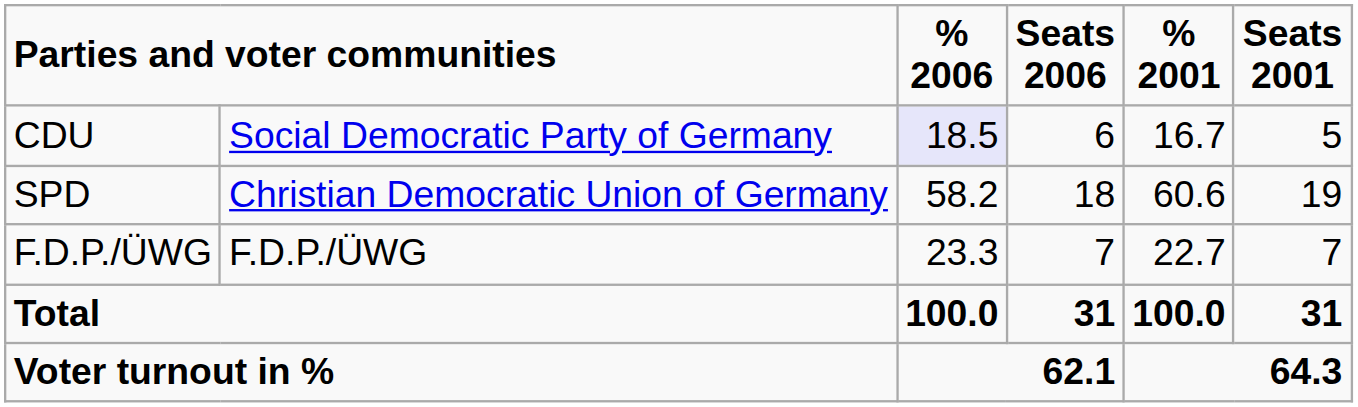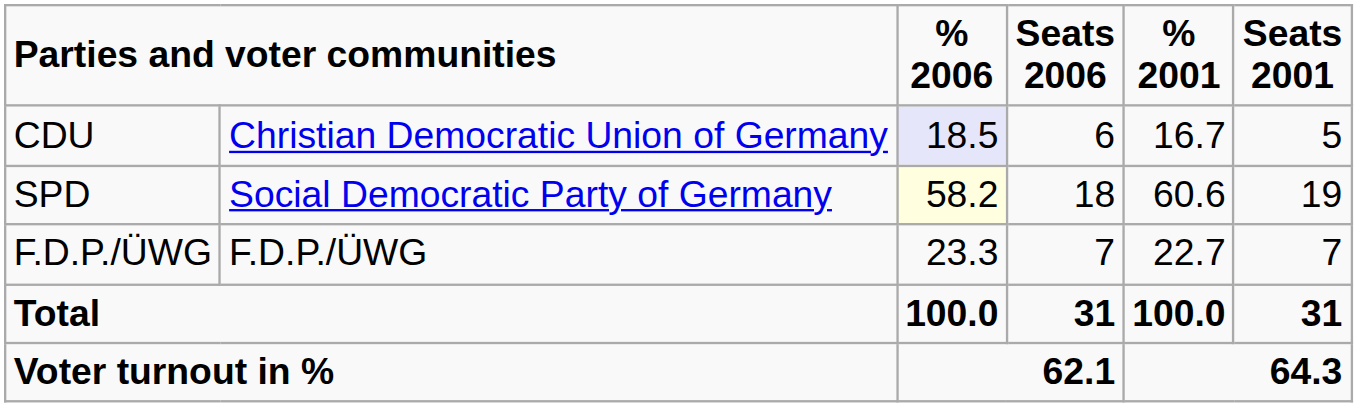(531, 135) Social Democratic Party of Germany -> (559, 135) Christian Democratic Union of Germany
(559, 194) Christian Democratic Union of Germany -> (531, 194) Social Democratic Party of Germany
(962, 194) no background -> (962, 194) lightyellow background
